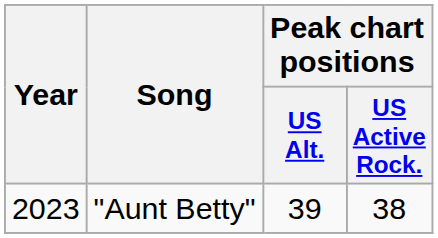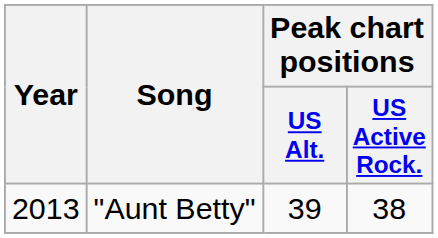(46, 208) 2023 -> (46, 208) 2013
